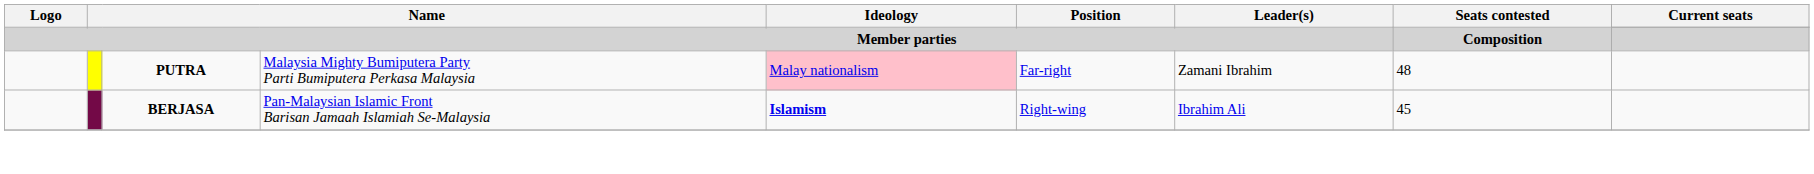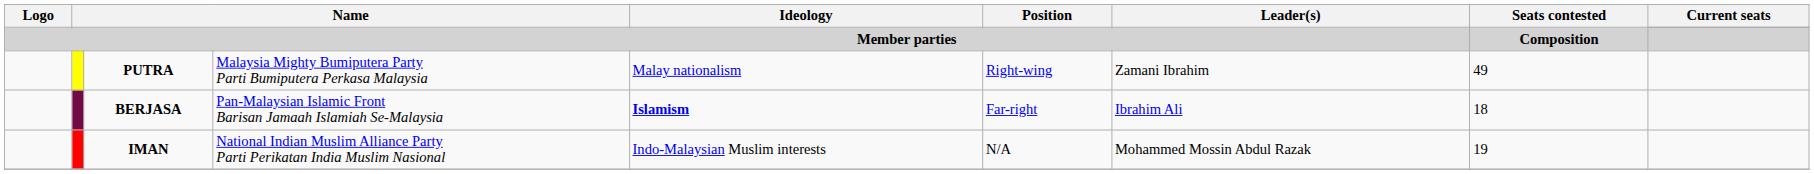(824, 70) pink background -> (687, 70) no background
(1045, 70) Far-right -> (1019, 70) Right-wing
(1404, 70) 48 -> (1481, 70) 49
(1053, 109) Right-wing -> (1012, 109) Far-right
(1404, 109) 45 -> (1481, 109) 18
+ row: (148, 149)
